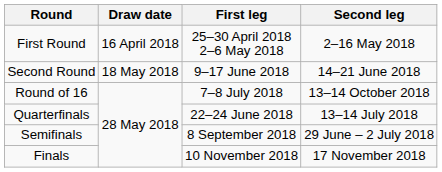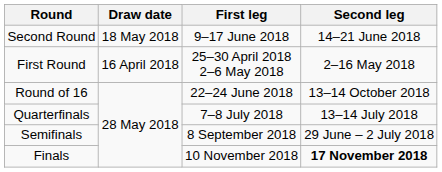rows swapped: (51, 43) <-> (51, 72)
(242, 93) 7–8 July 2018 -> (242, 93) 22–24 June 2018
(242, 114) 22–24 June 2018 -> (242, 114) 7–8 July 2018
(369, 156) normal -> (369, 156) bold
